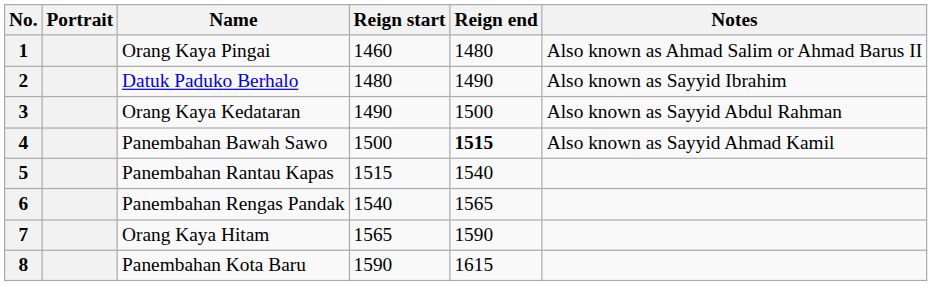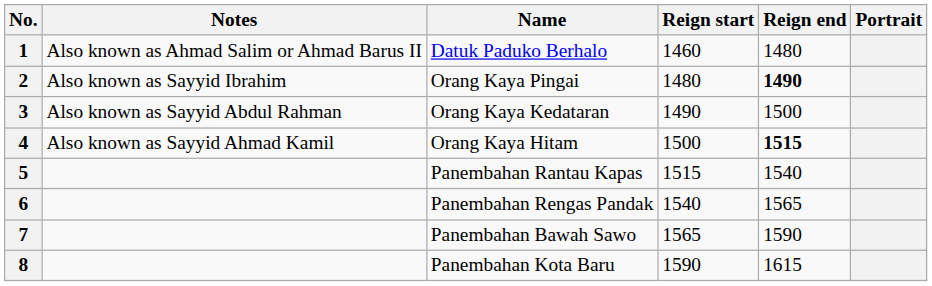columns swapped: (80, 19) <-> (734, 19)
(196, 50) Orang Kaya Pingai -> (519, 50) Datuk Paduko Berhalo
(210, 81) Datuk Paduko Berhalo -> (505, 81) Orang Kaya Pingai
(474, 81) normal -> (783, 81) bold
(225, 142) Panembahan Bawah Sawo -> (504, 142) Orang Kaya Hitam
(196, 234) Orang Kaya Hitam -> (533, 234) Panembahan Bawah Sawo
